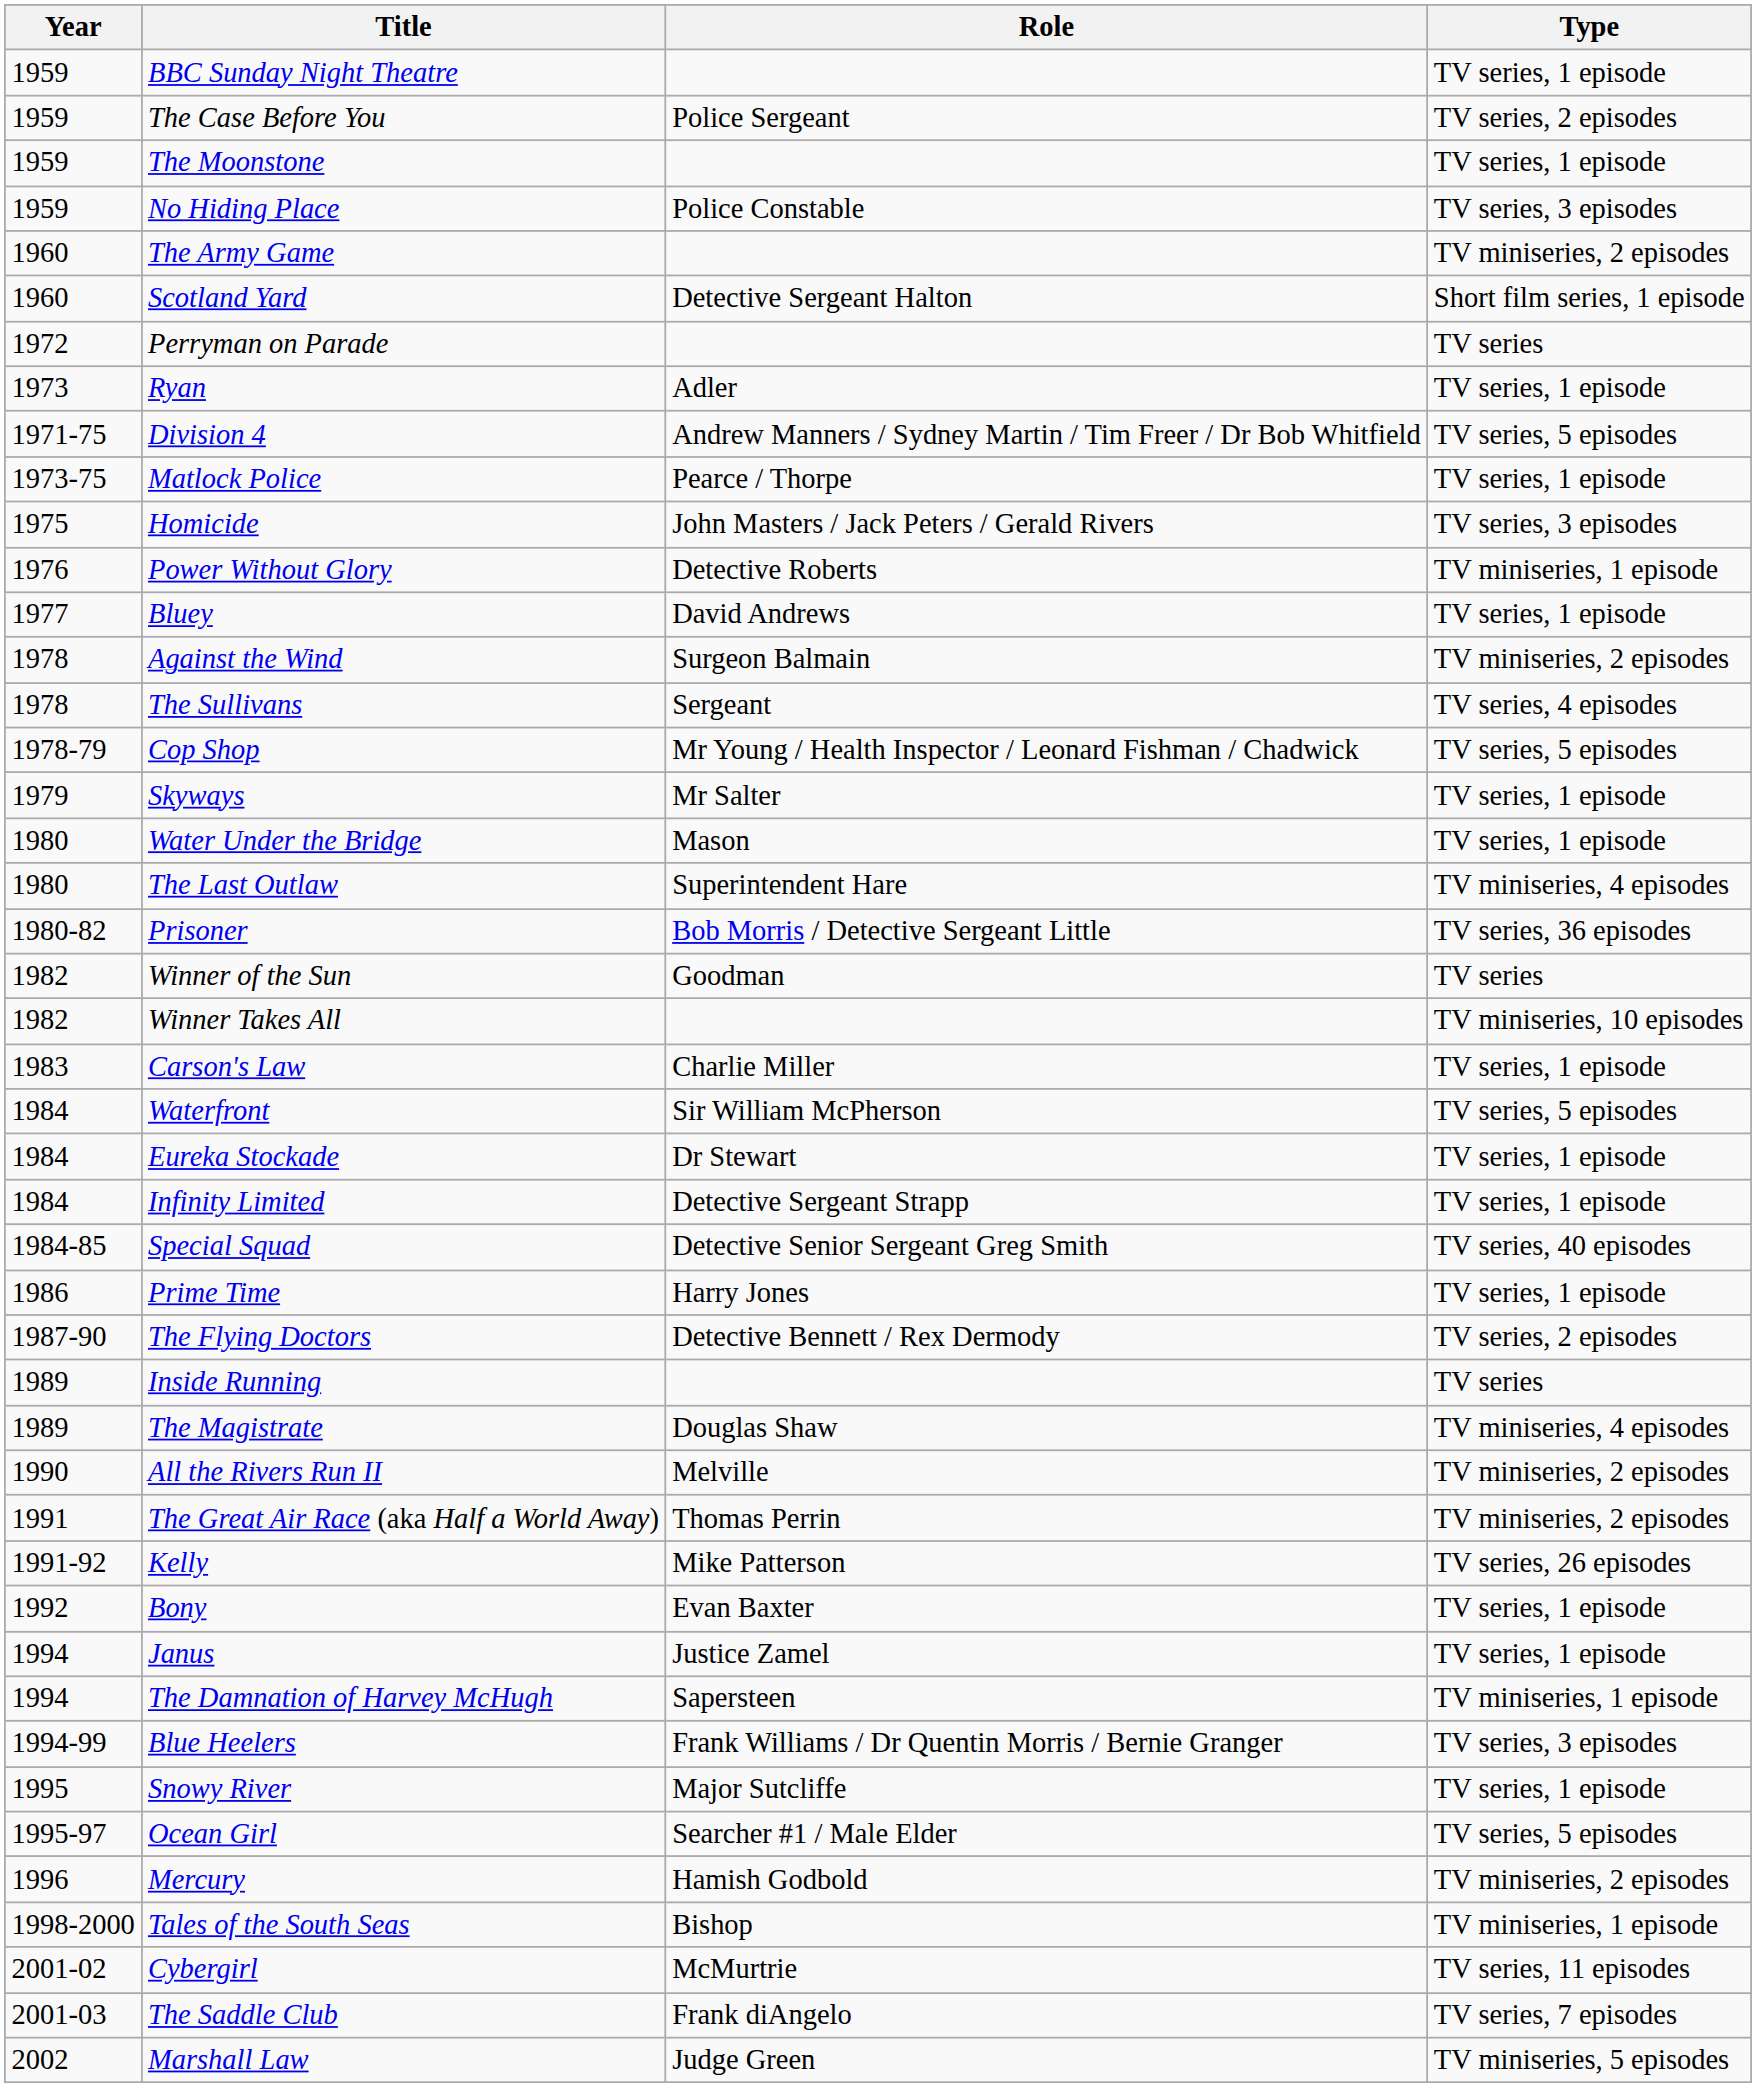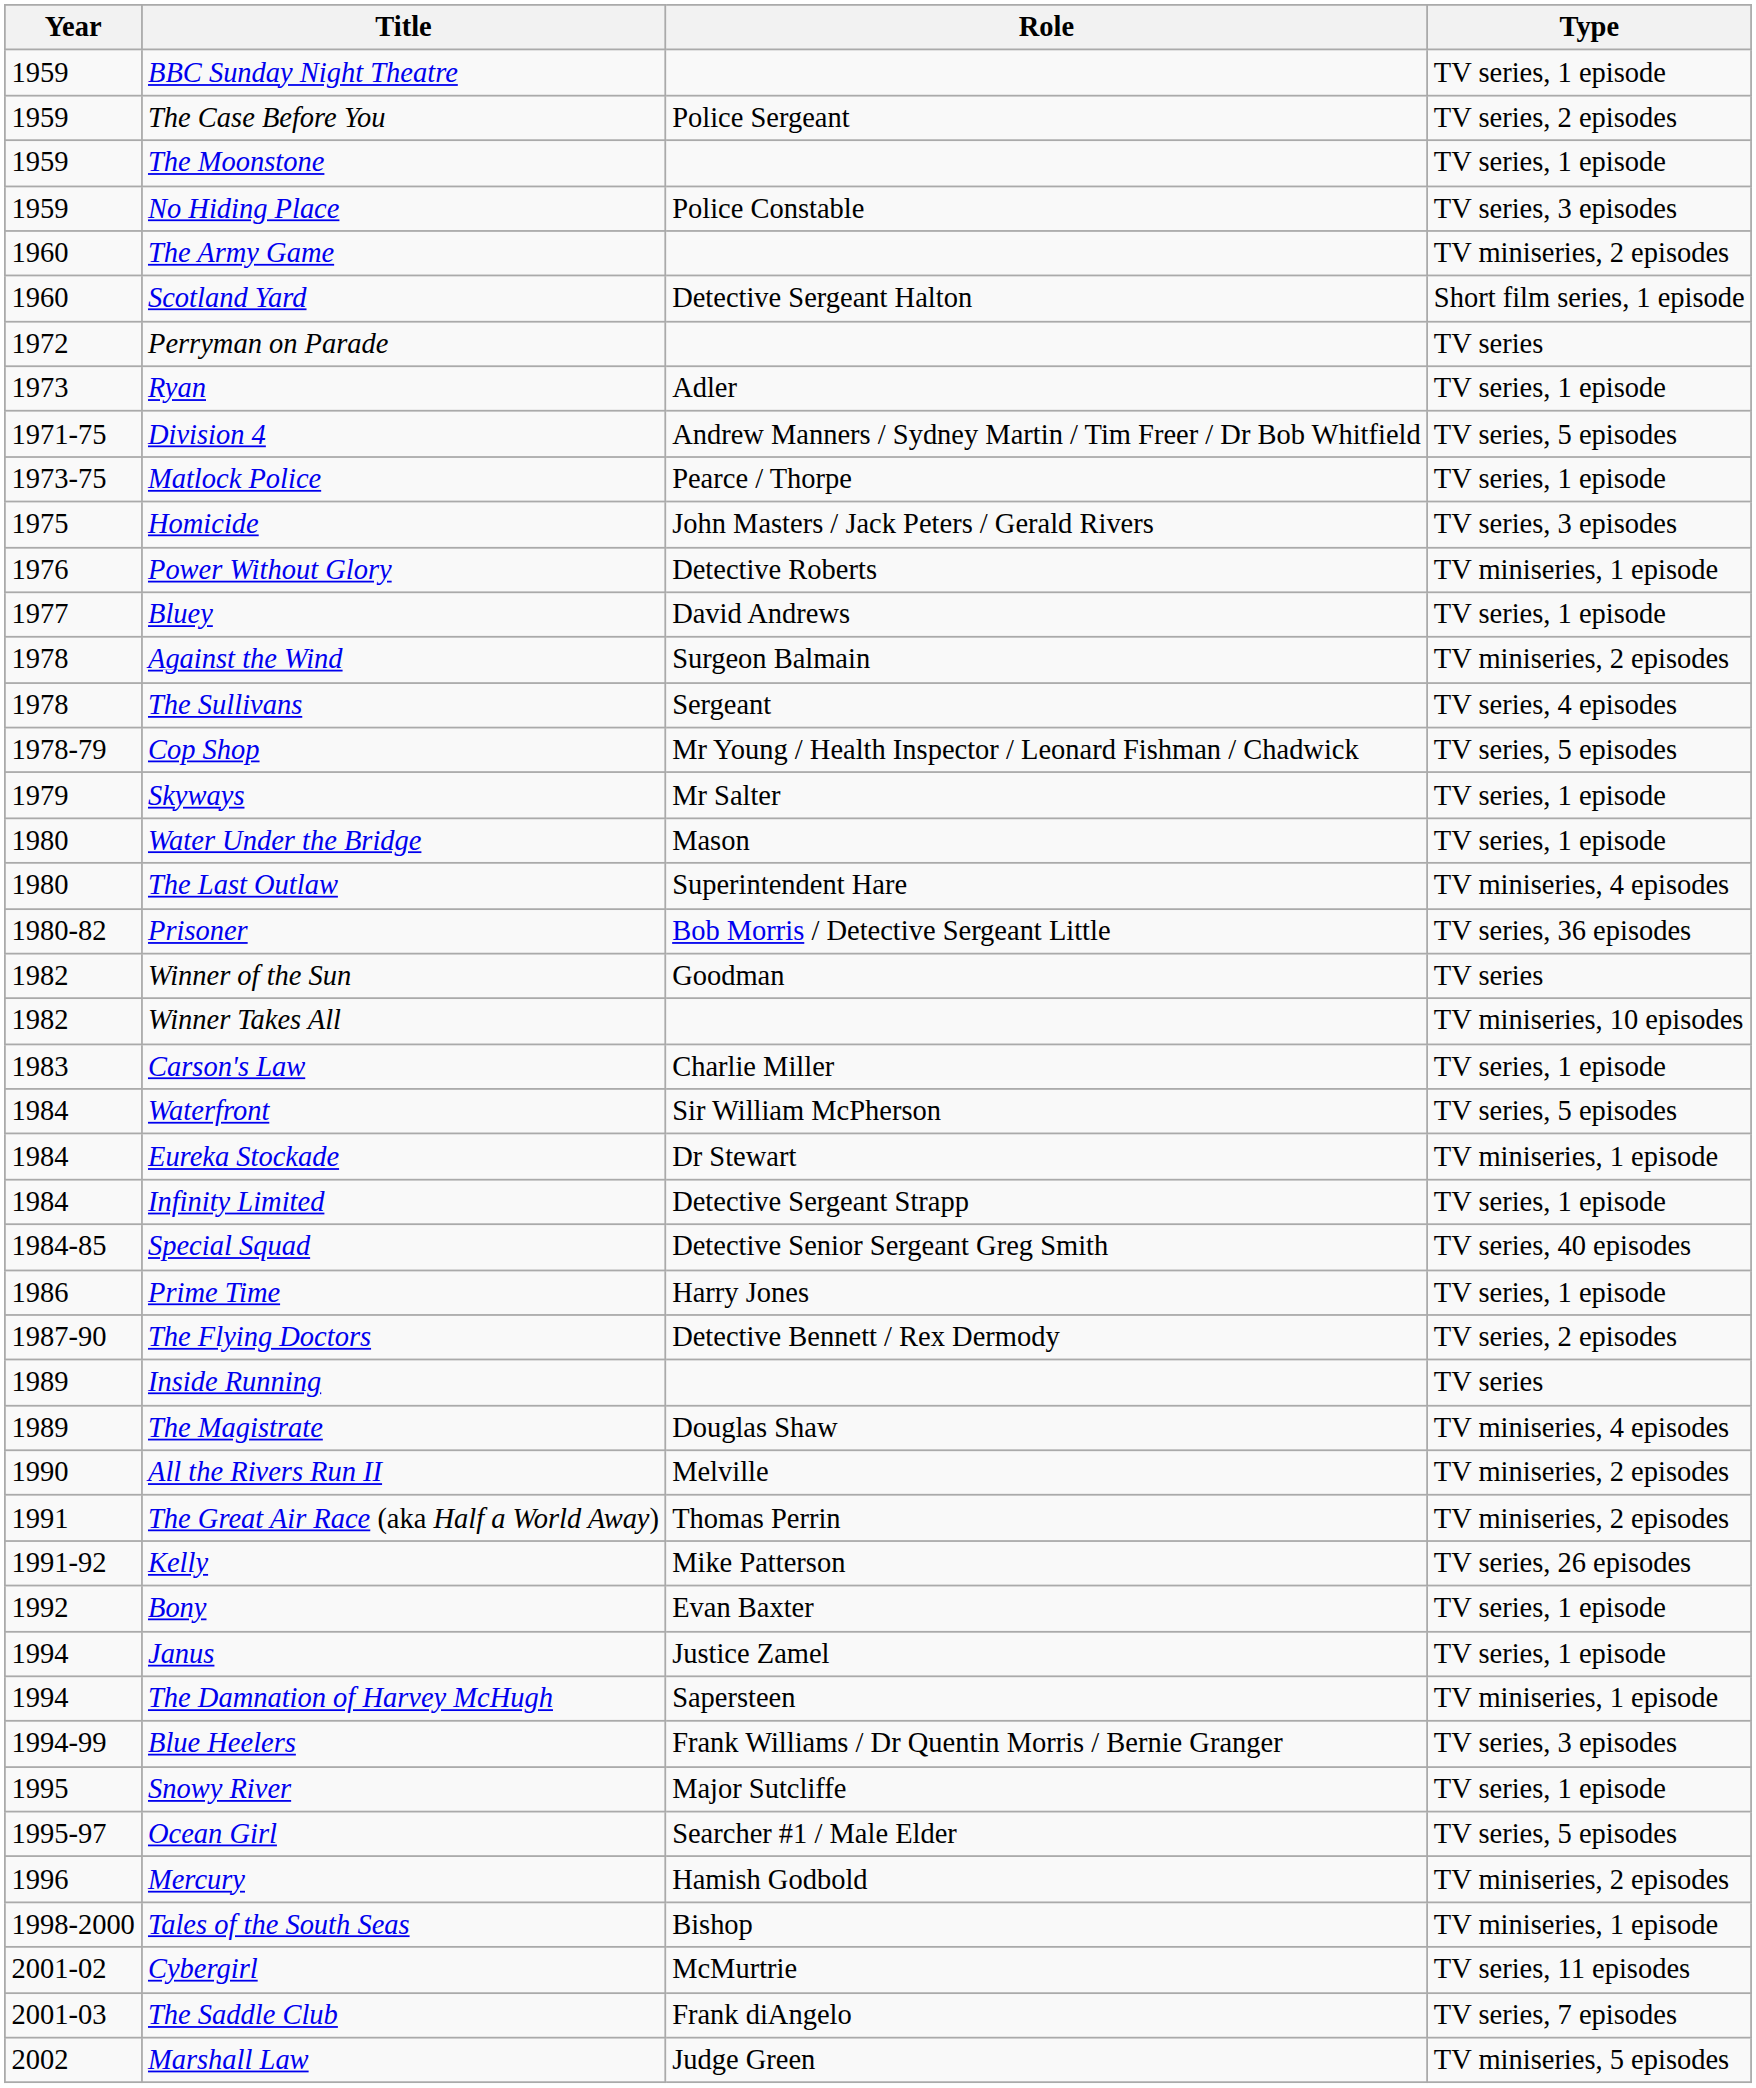(1550, 1156) TV series, 1 episode -> (1576, 1156) TV miniseries, 1 episode
